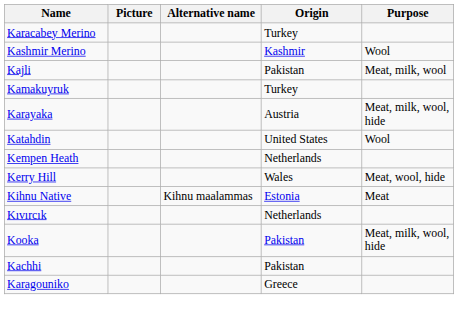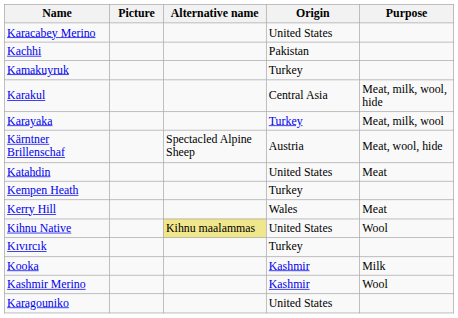(281, 32) Turkey -> (301, 32) United States
rows swapped: (24, 265) <-> (46, 51)
- row: (19, 70)
+ row: (26, 95)
(282, 114) Austria -> (286, 121) Turkey
(407, 114) Meat, milk, wool, hide -> (403, 121) Meat, milk, wool
+ row: (36, 146)
(377, 139) Wool -> (375, 171) Meat
(293, 158) Netherlands -> (286, 190) Turkey
(405, 177) Meat, wool, hide -> (375, 209) Meat
(208, 196) no background -> (211, 228) khaki background
(282, 196) Estonia -> (301, 228) United States
(377, 196) Meat -> (375, 228) Wool
(293, 214) Netherlands -> (286, 247) Turkey
(284, 240) Pakistan -> (289, 265) Kashmir
(407, 240) Meat, milk, wool, hide -> (374, 265) Milk
(281, 284) Greece -> (301, 303) United States
